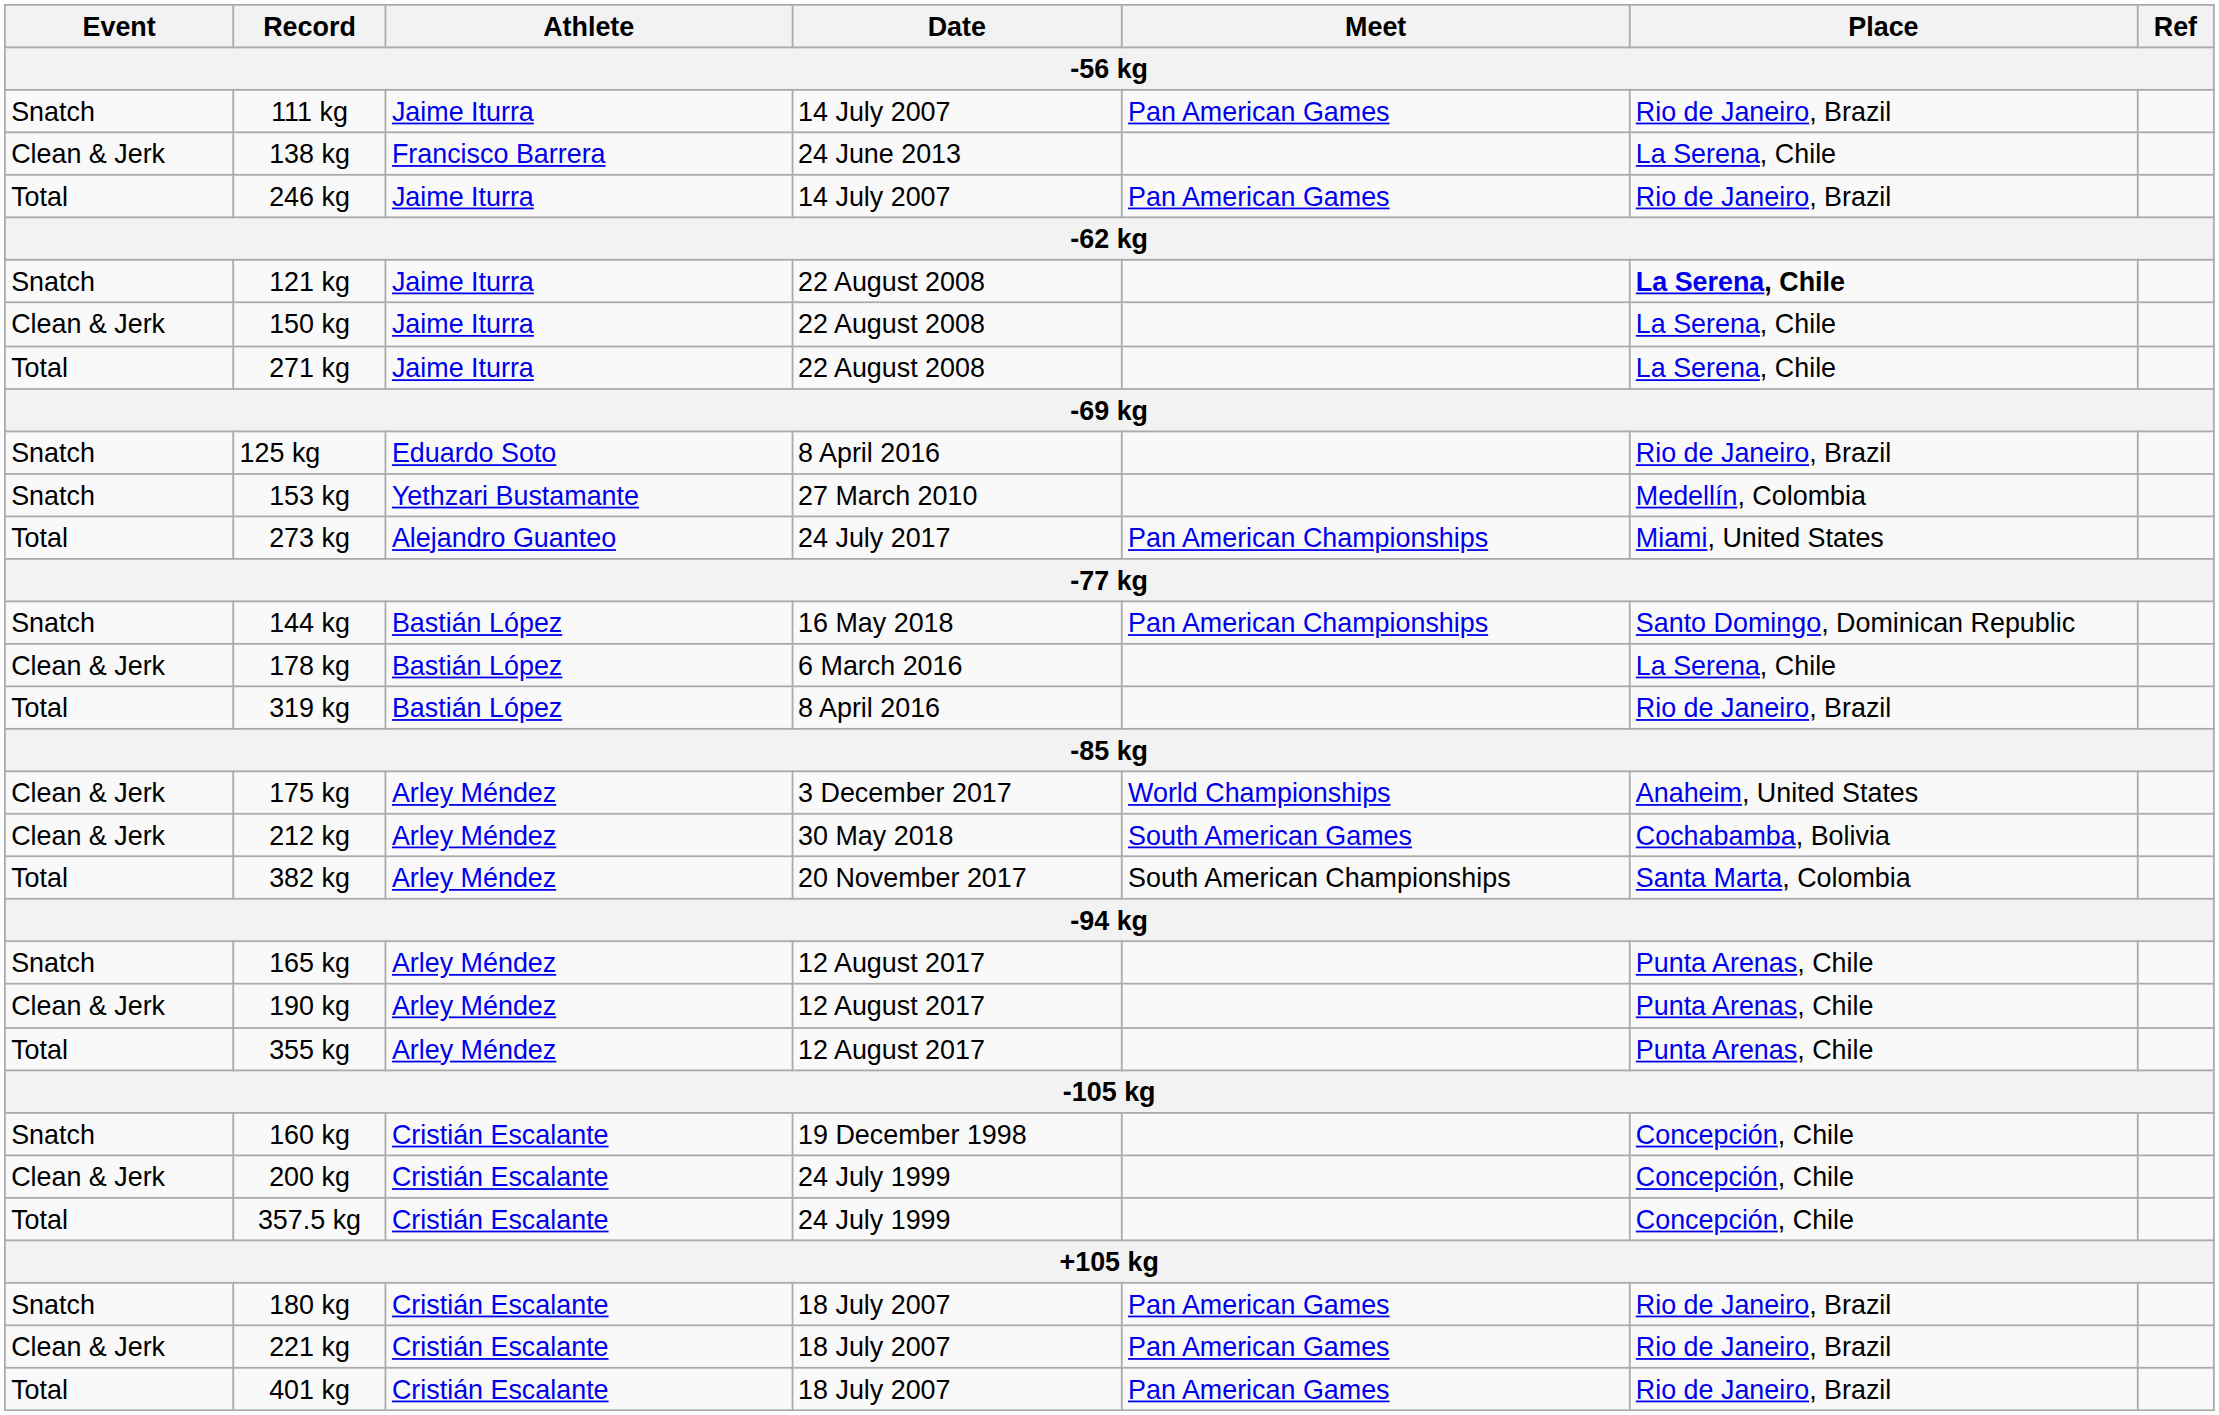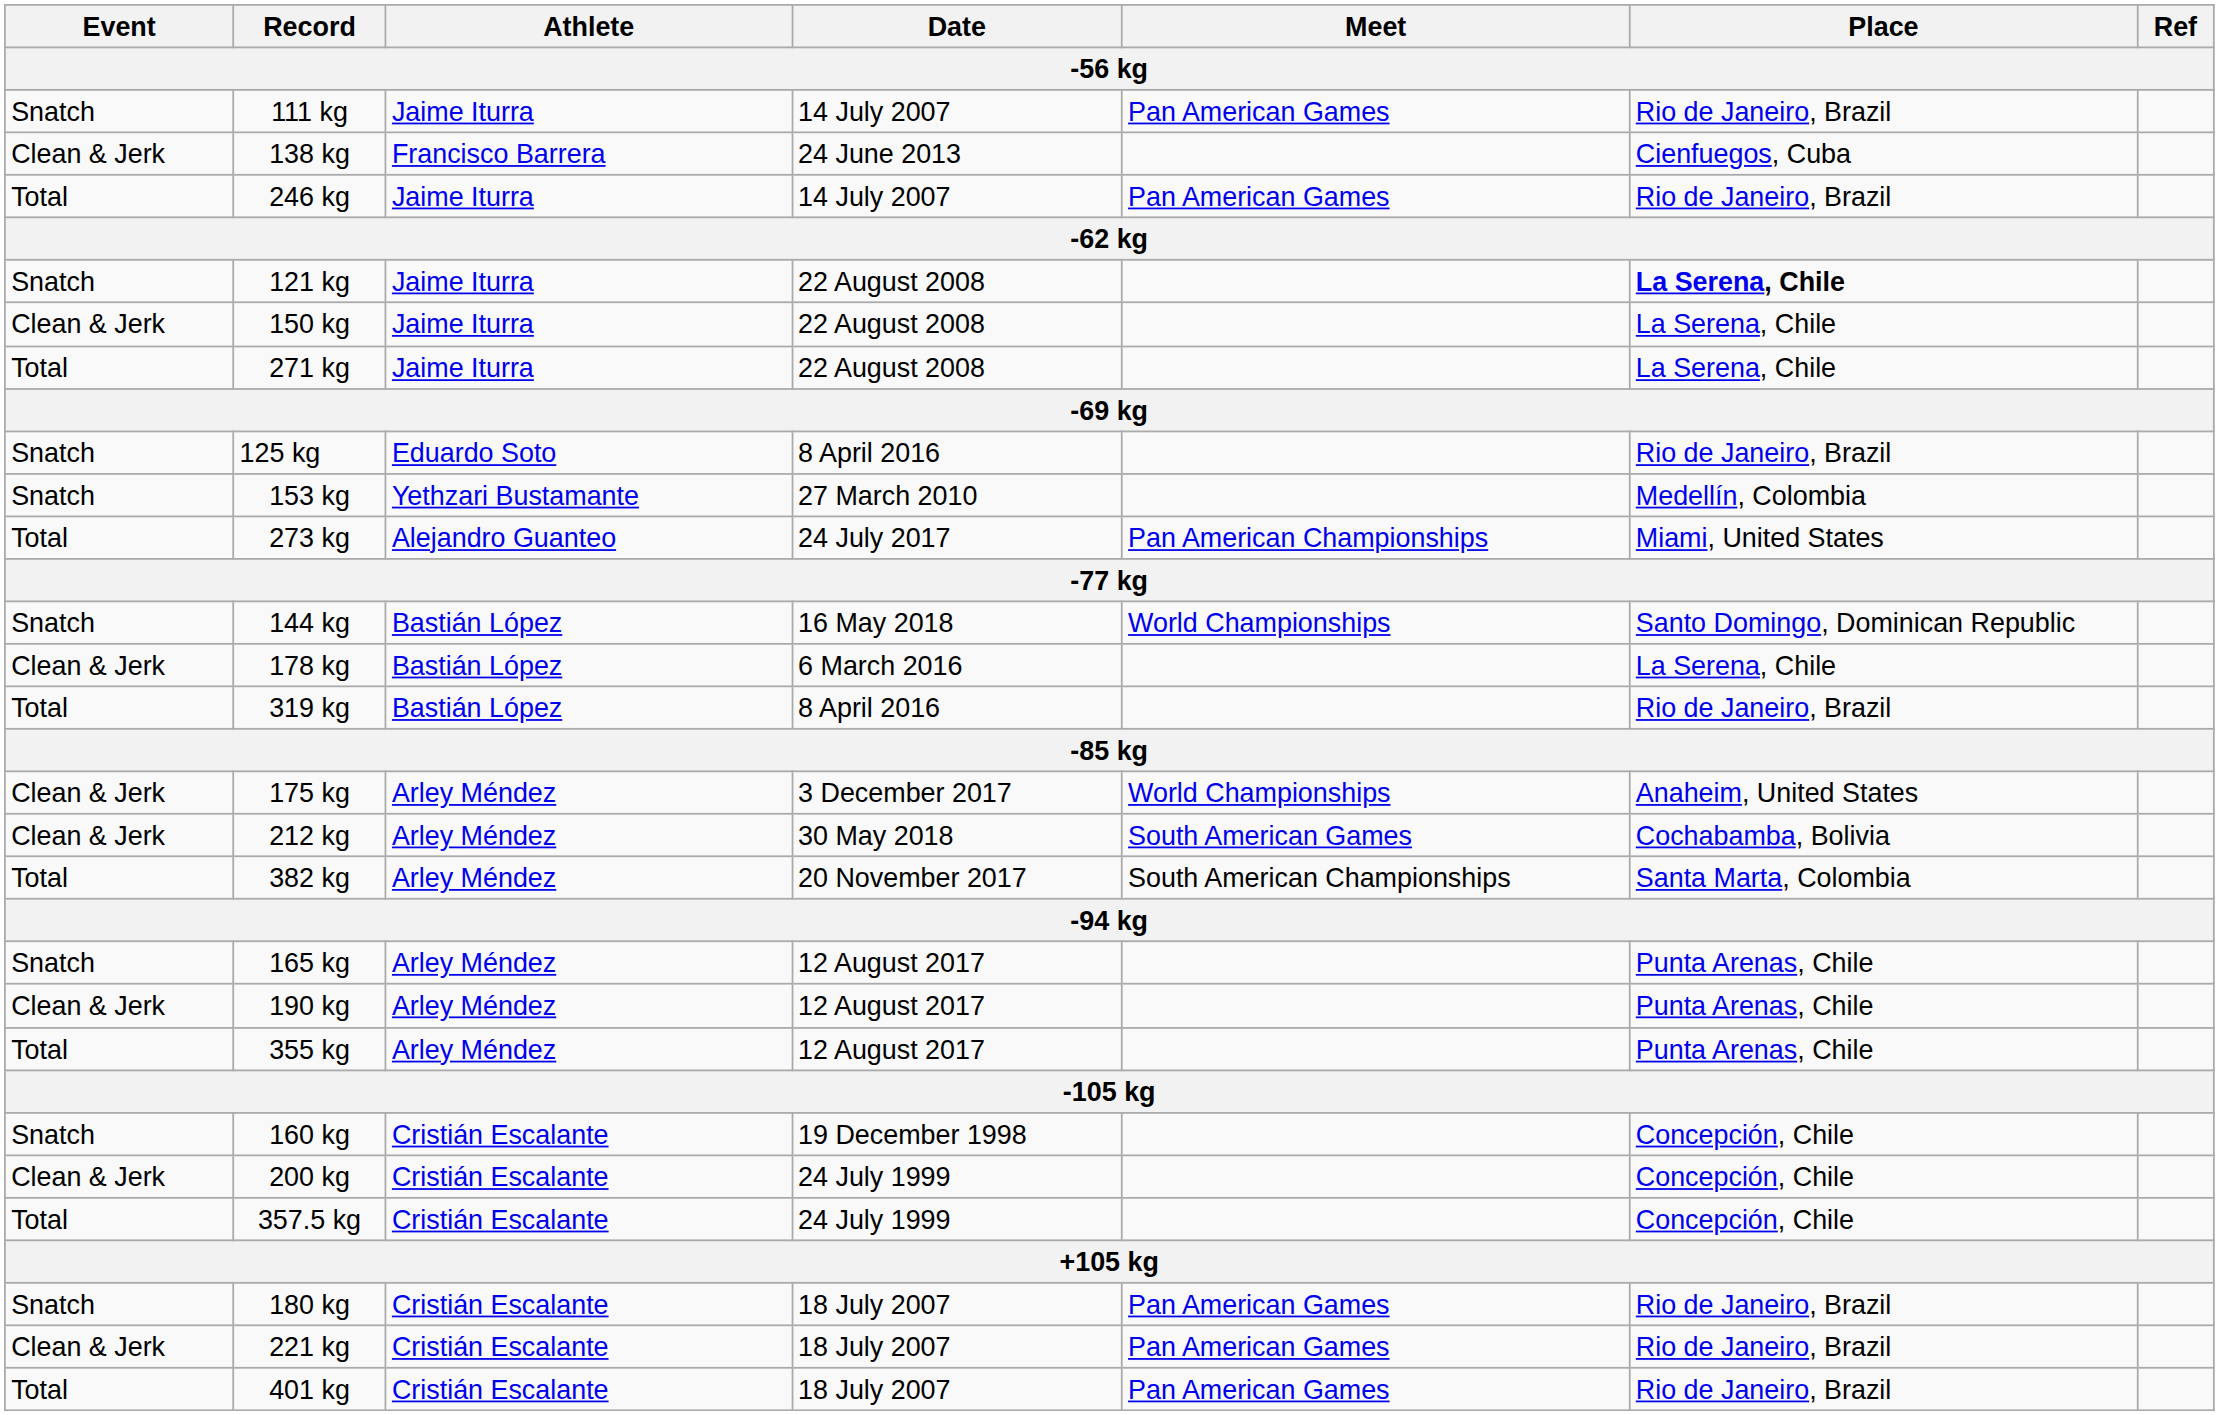(1736, 154) La Serena, Chile -> (1743, 154) Cienfuegos, Cuba
(1308, 623) Pan American Championships -> (1259, 623) World Championships
